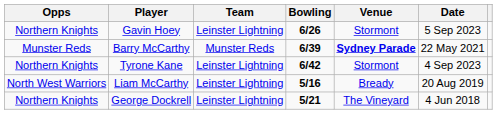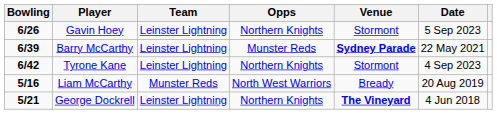columns swapped: (310, 13) <-> (57, 13)
(240, 48) Munster Reds -> (183, 48) Leinster Lightning
(240, 83) Leinster Lightning -> (183, 83) Munster Reds
(376, 100) normal -> (376, 100) bold
